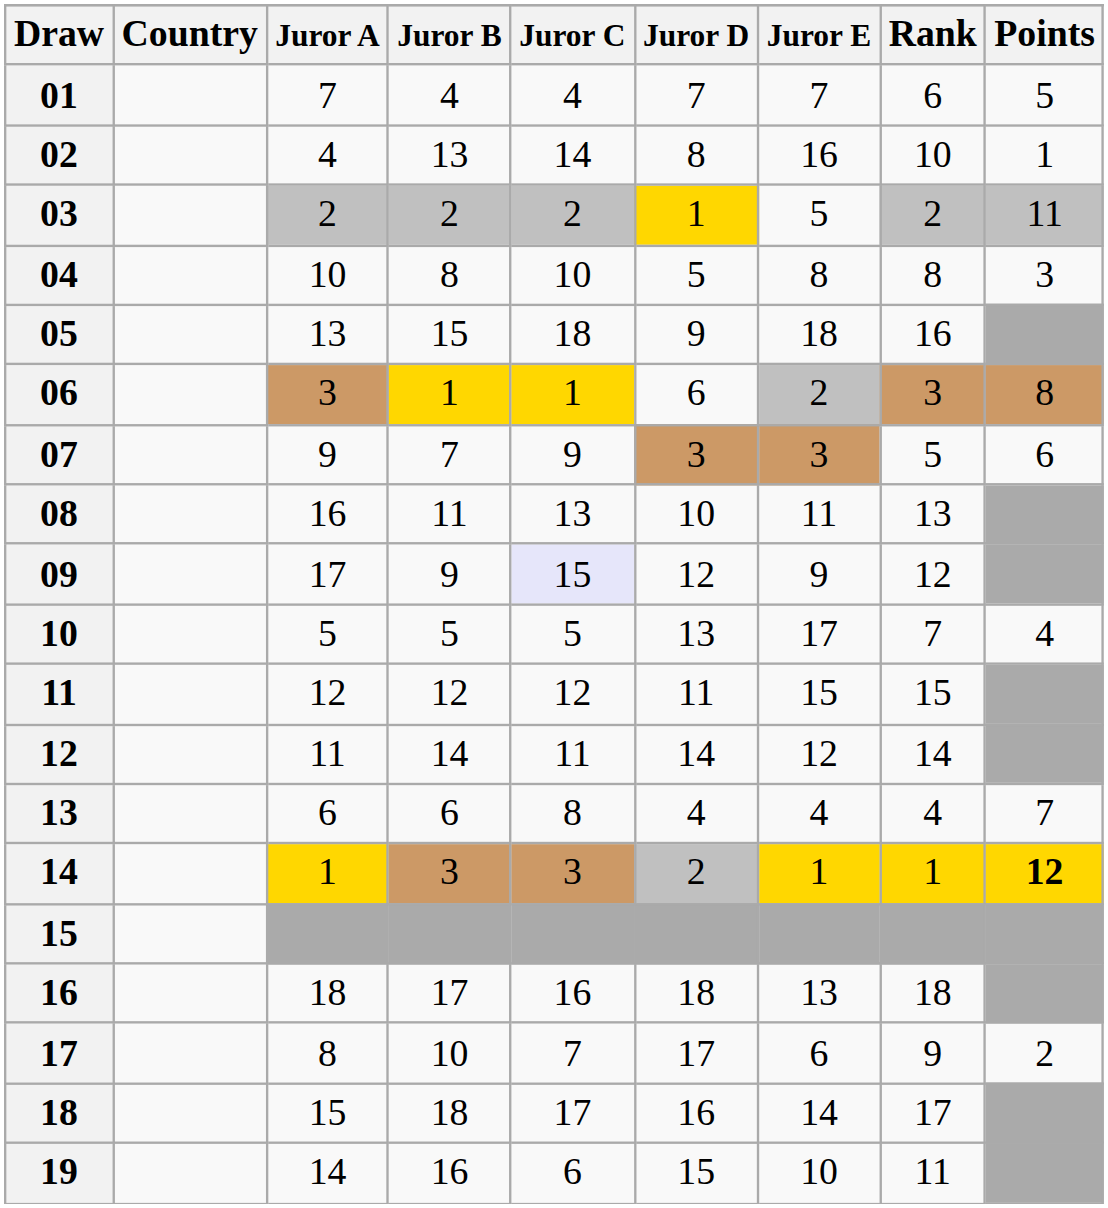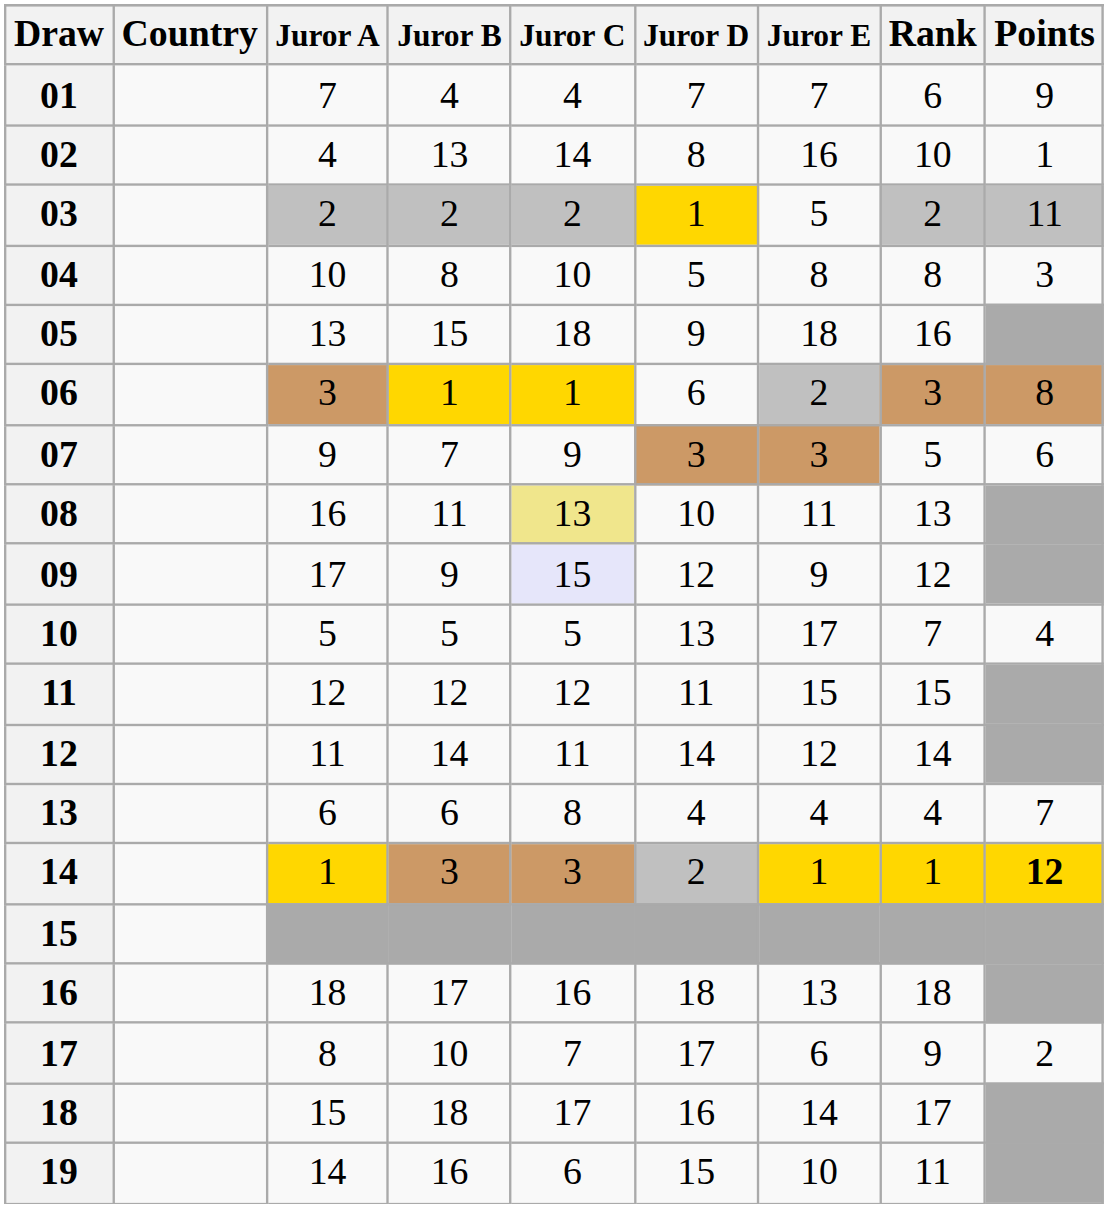(1045, 94) 5 -> (1045, 94) 9
(572, 513) no background -> (572, 513) khaki background
